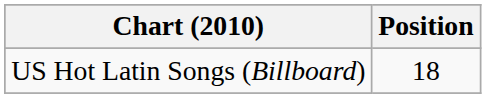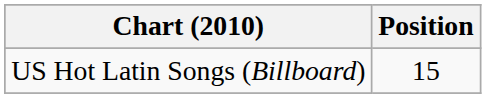(426, 70) 18 -> (426, 70) 15
